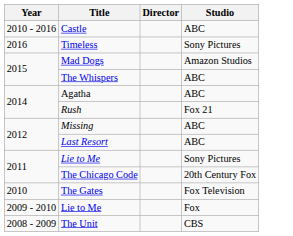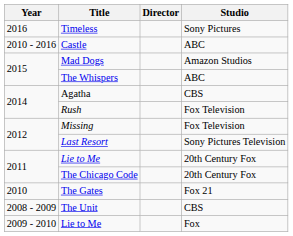rows swapped: (17, 45) <-> (31, 28)
(194, 93) ABC -> (194, 93) CBS
(198, 110) Fox 21 -> (214, 110) Fox Television
(194, 126) ABC -> (214, 126) Fox Television
(194, 142) ABC -> (235, 142) Sony Pictures Television
(212, 158) Sony Pictures -> (220, 158) 20th Century Fox
(214, 191) Fox Television -> (198, 191) Fox 21
rows swapped: (31, 207) <-> (31, 223)
